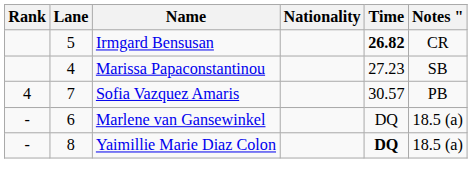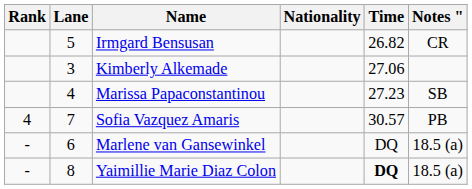(386, 42) bold -> (386, 42) normal
+ row: (162, 68)
